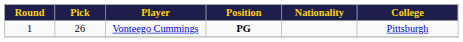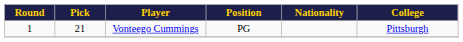(80, 28) 26 -> (80, 28) 21
(244, 28) bold -> (244, 28) normal
